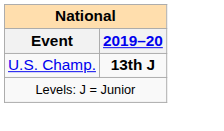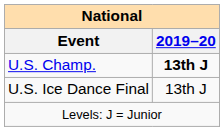+ row: (78, 89)
